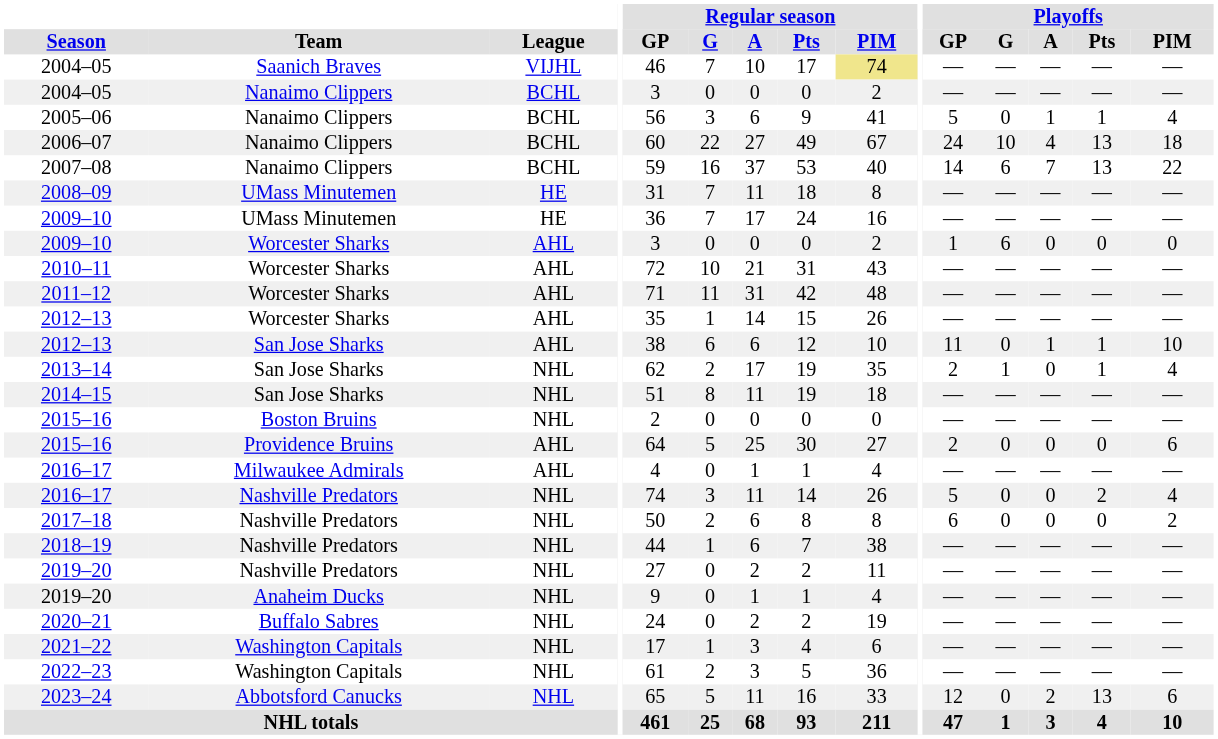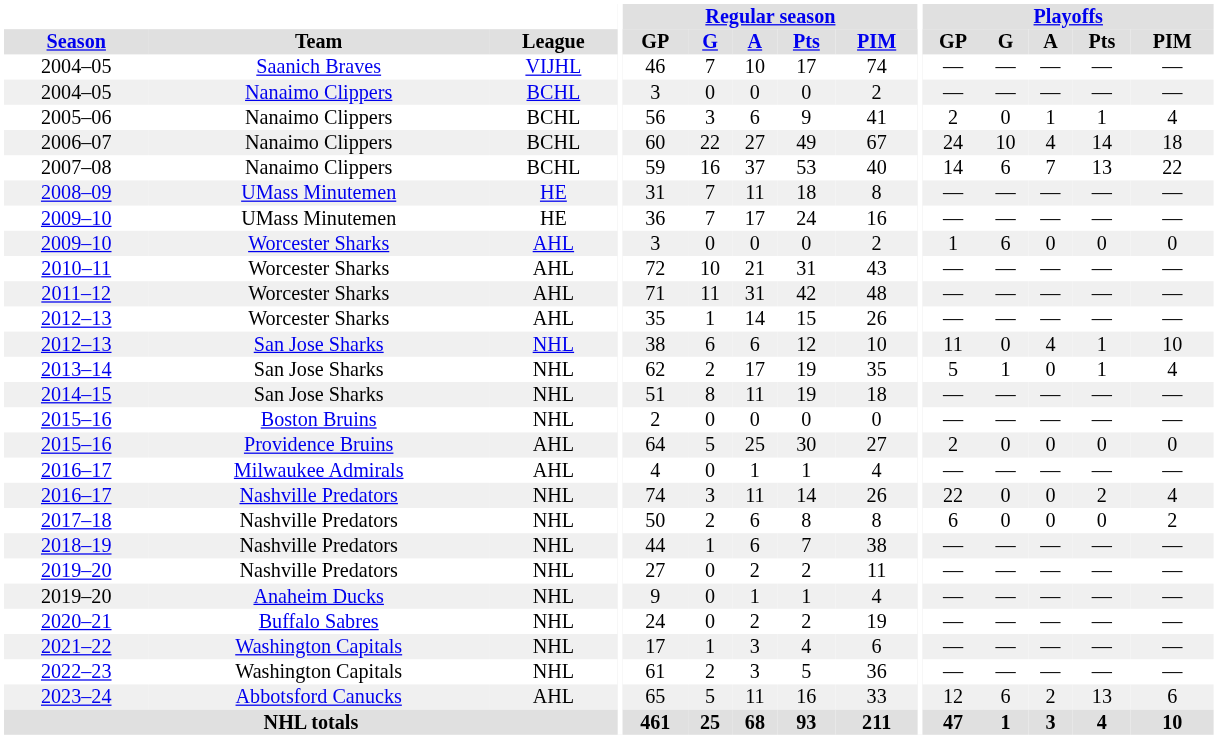(877, 66) khaki background -> (877, 66) no background
(953, 117) 5 -> (953, 117) 2
(1102, 142) 13 -> (1102, 142) 14
(553, 344) AHL -> (553, 344) NHL
(1050, 344) 1 -> (1050, 344) 4
(953, 369) 2 -> (953, 369) 5
(1172, 444) 6 -> (1172, 444) 0
(953, 495) 5 -> (953, 495) 22
(553, 696) NHL -> (553, 696) AHL
(1006, 696) 0 -> (1006, 696) 6
